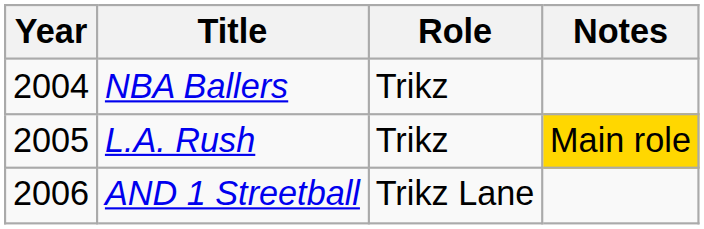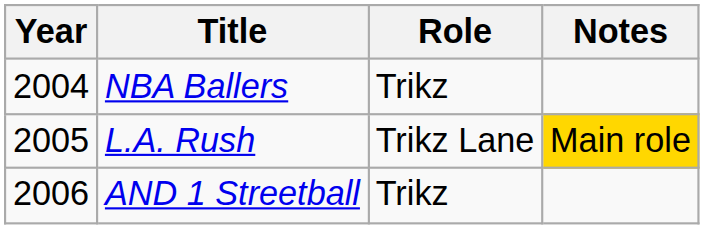(412, 140) Trikz -> (455, 140) Trikz Lane
(455, 194) Trikz Lane -> (412, 194) Trikz
